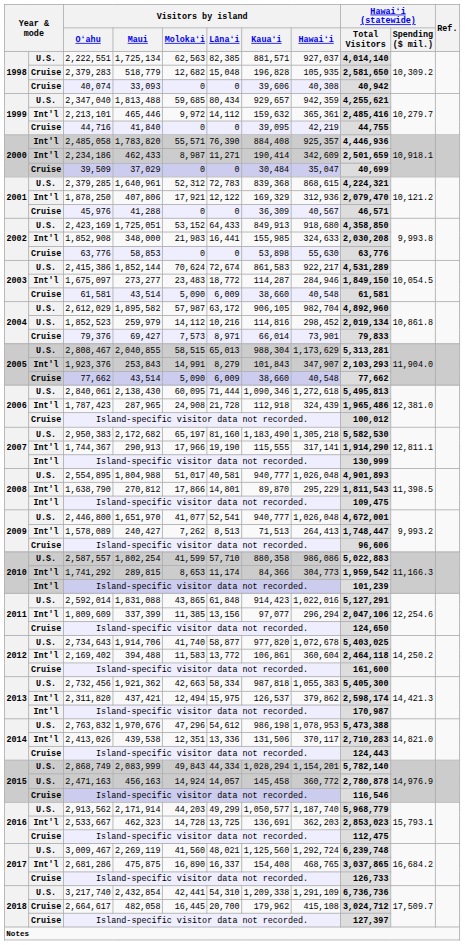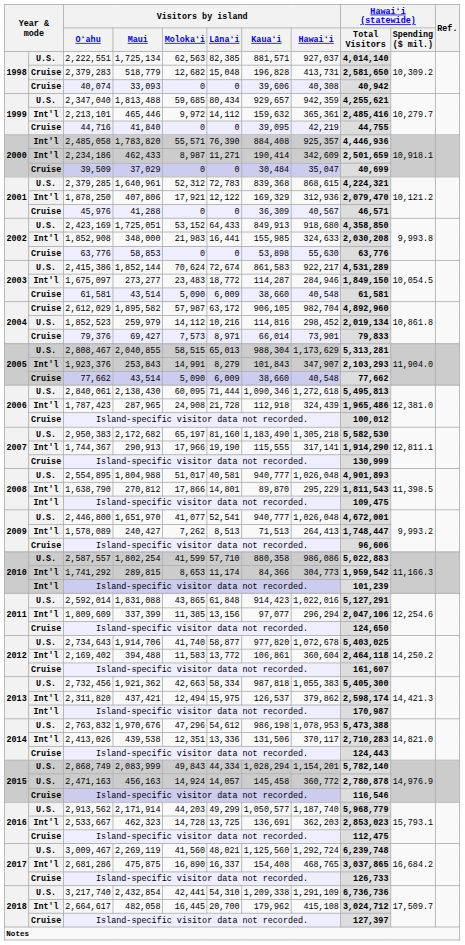(321, 73) 105,935 -> (321, 73) 413,731
(46, 309) U.S. -> (46, 309) Cruise
(46, 462) Int'l -> (46, 462) Cruise
(371, 670) 161,600 -> (371, 670) 161,607
(46, 907) Cruise -> (46, 907) Int'l
